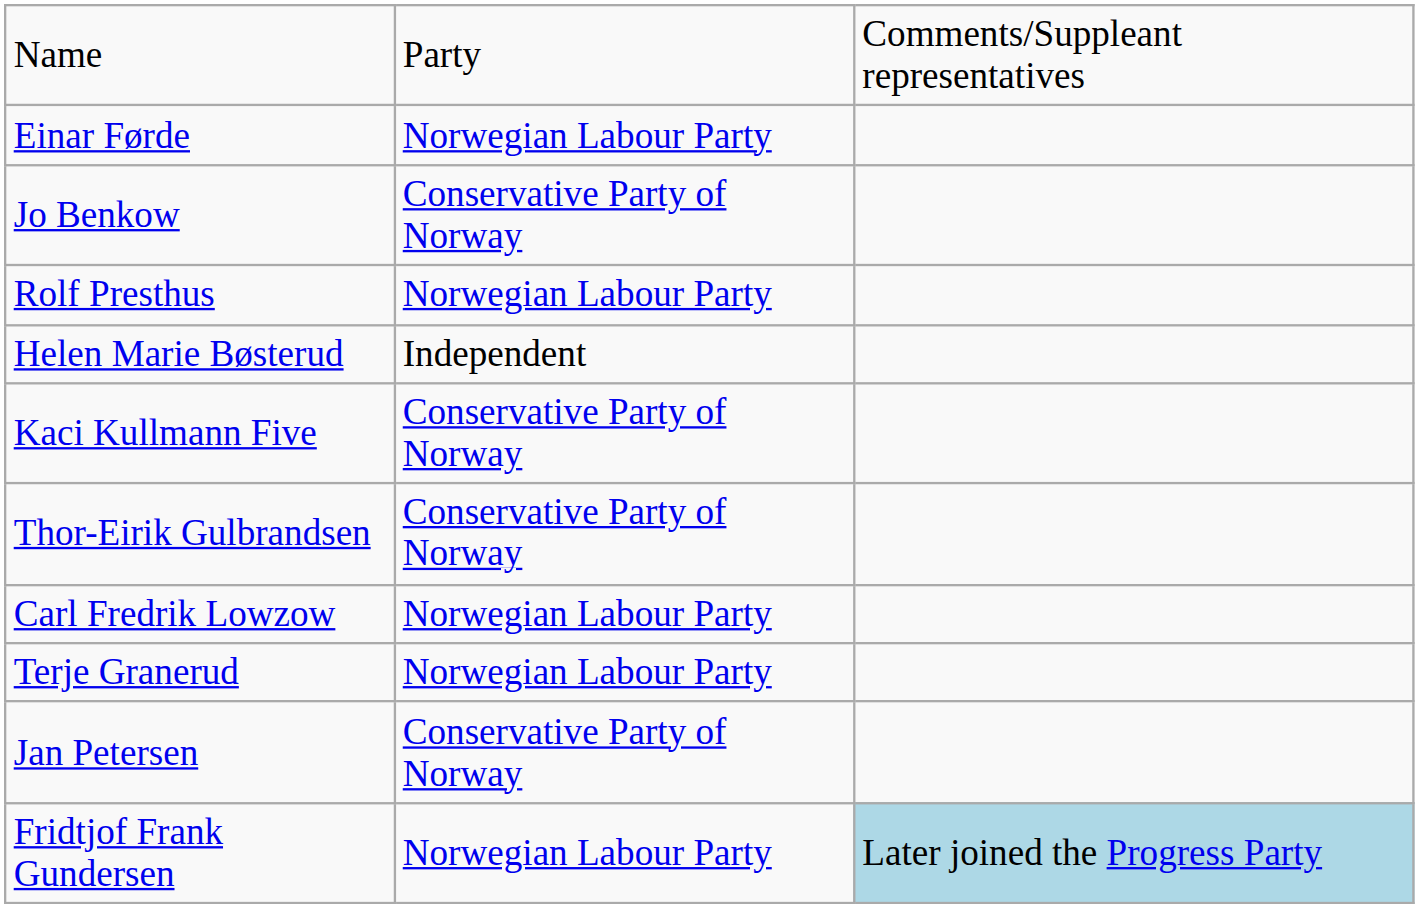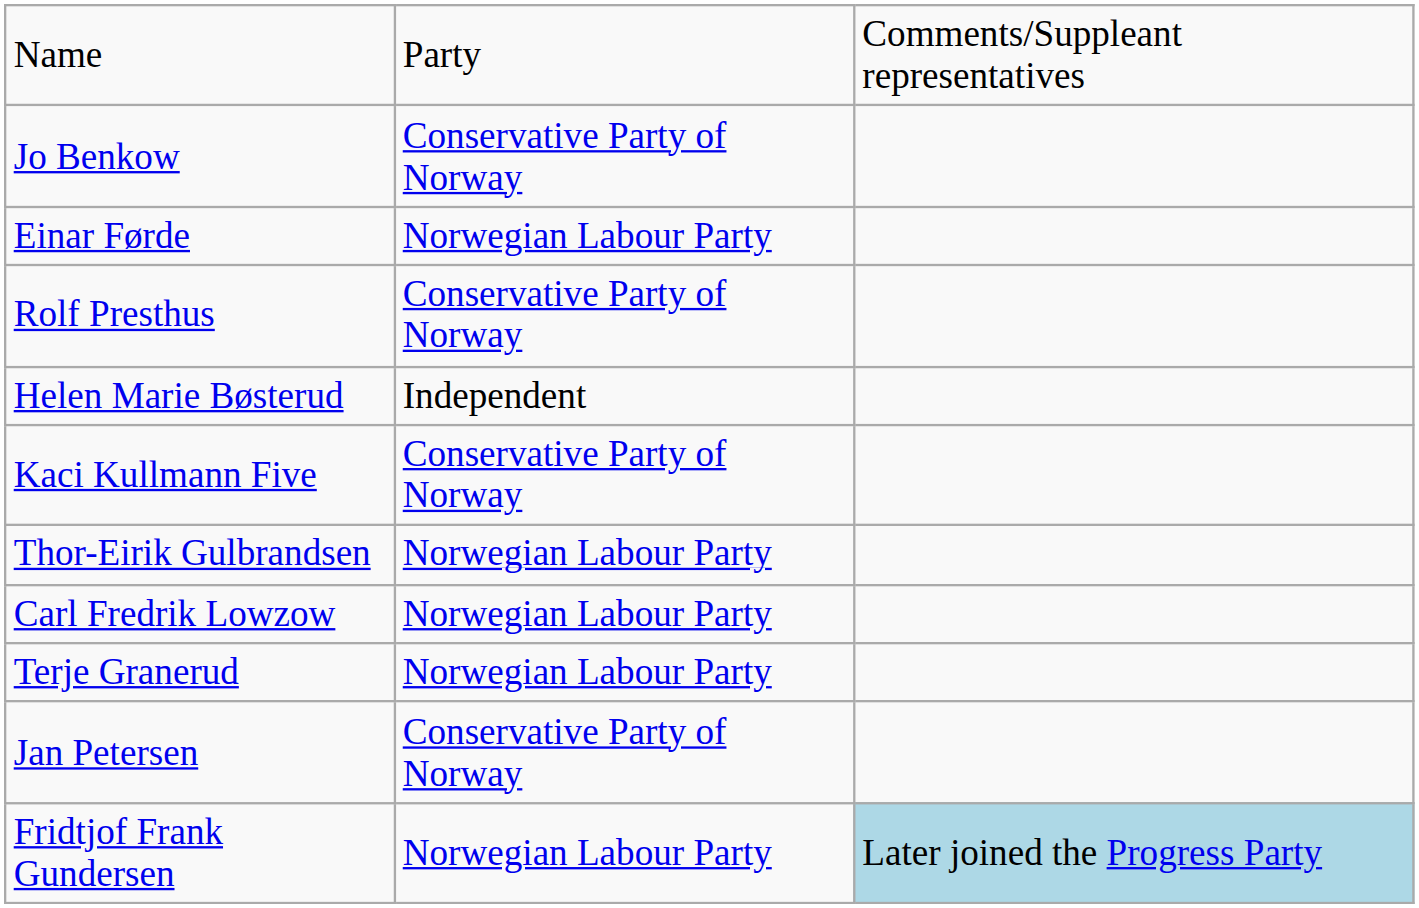rows swapped: (97, 214) <-> (102, 134)
(587, 294) Norwegian Labour Party -> (565, 314) Conservative Party of Norway
(565, 533) Conservative Party of Norway -> (587, 554) Norwegian Labour Party
